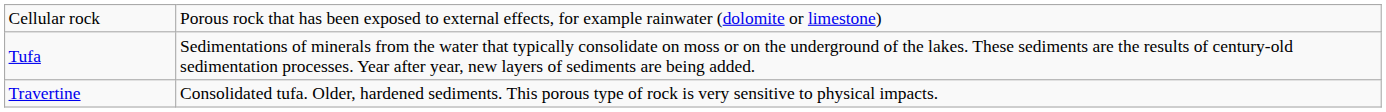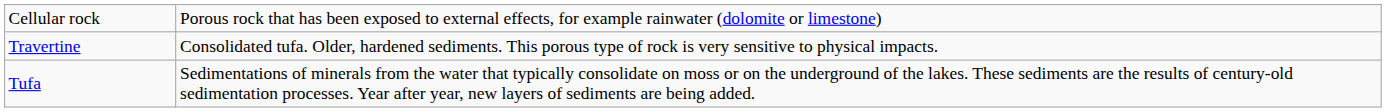rows swapped: (25, 55) <-> (45, 93)
